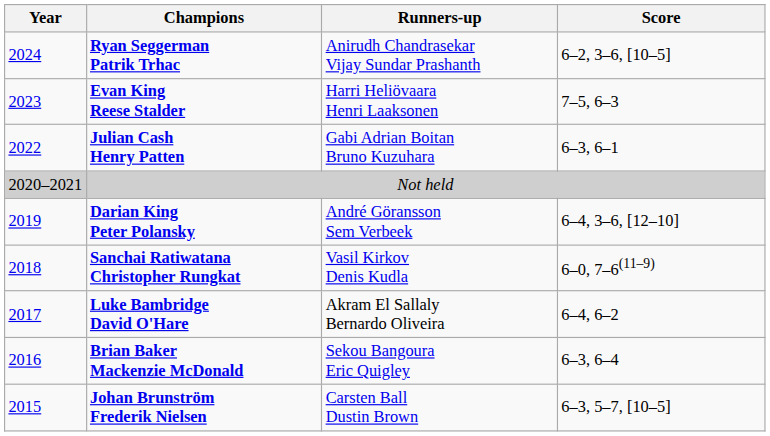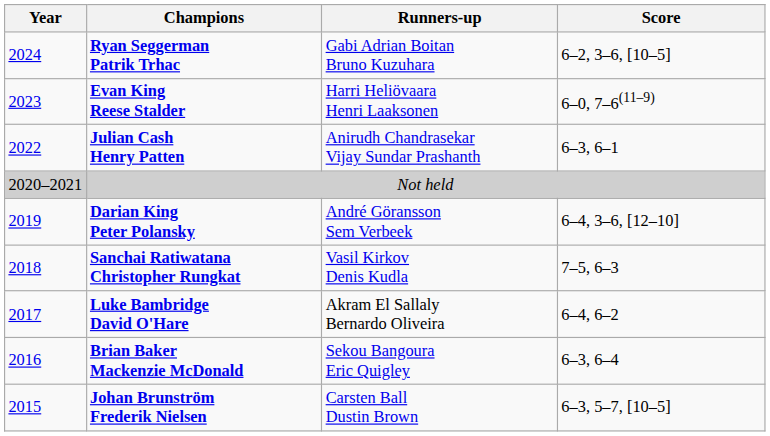(403, 55) Anirudh Chandrasekar Vijay Sundar Prashanth -> (390, 55) Gabi Adrian Boitan Bruno Kuzuhara
(590, 101) 7–5, 6–3 -> (608, 101) 6–0, 7–6(11–9)
(390, 148) Gabi Adrian Boitan Bruno Kuzuhara -> (403, 148) Anirudh Chandrasekar Vijay Sundar Prashanth
(608, 268) 6–0, 7–6(11–9) -> (590, 268) 7–5, 6–3
